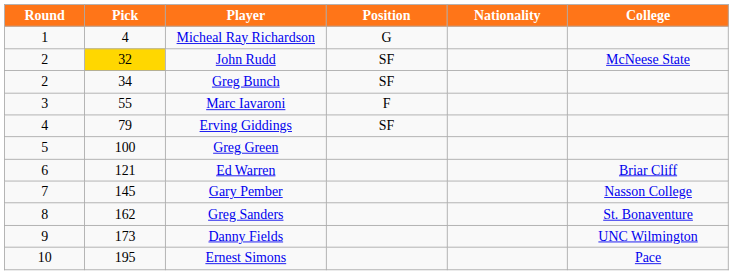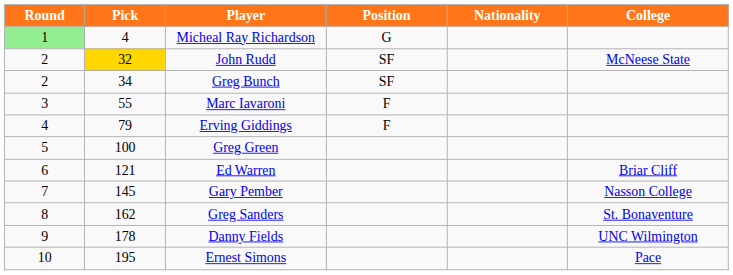(45, 37) no background -> (45, 37) lightgreen background
(387, 125) SF -> (387, 125) F
(125, 236) 173 -> (125, 236) 178
